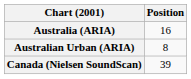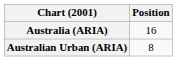- row: (74, 64)
